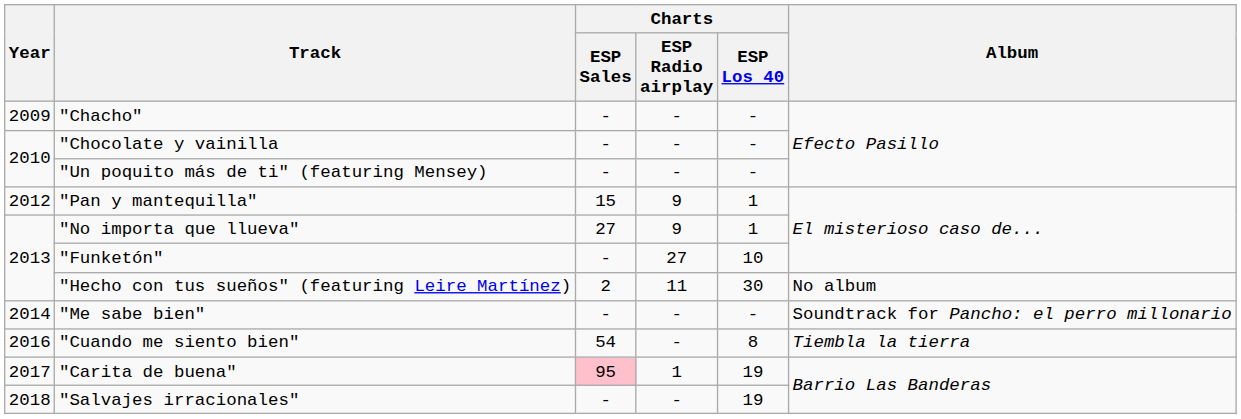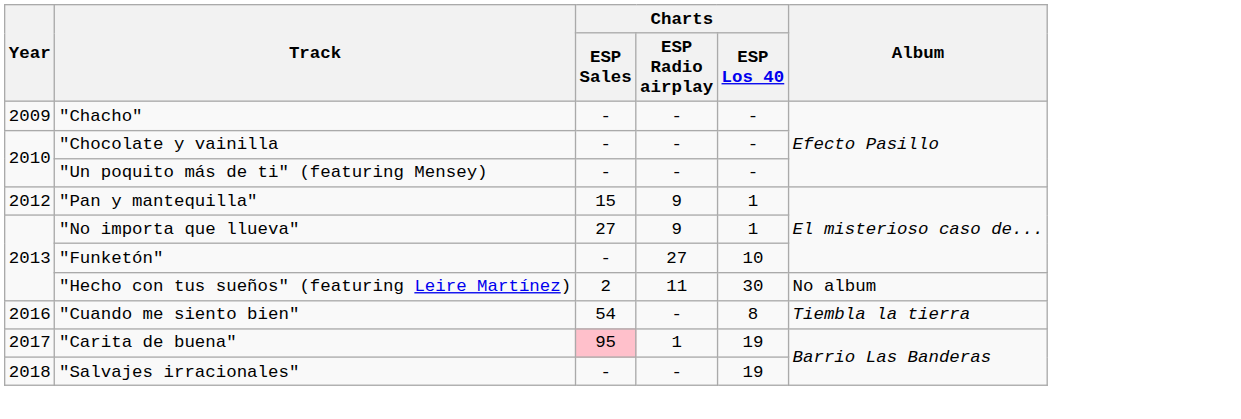- row: (132, 315)
